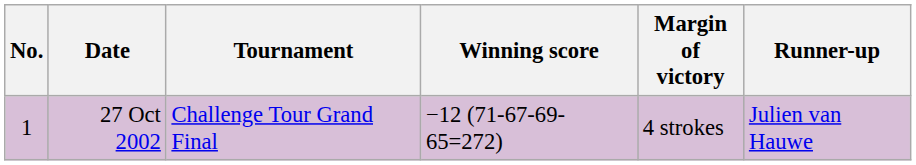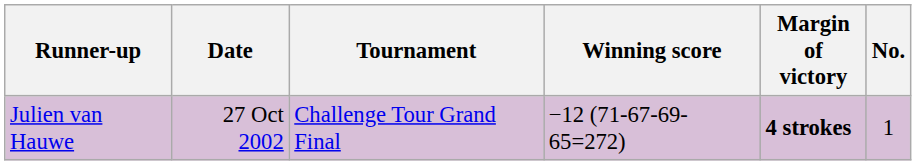columns swapped: (27, 50) <-> (827, 50)
(683, 127) normal -> (808, 127) bold
